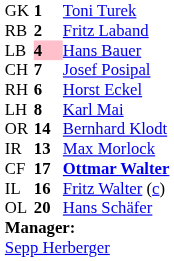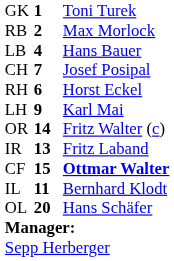(106, 30) Fritz Laband -> (109, 30) Max Morlock
(38, 50) pink background -> (38, 50) no background
(38, 109) 8 -> (38, 109) 9
(115, 129) Bernhard Klodt -> (114, 129) Fritz Walter (c)
(109, 148) Max Morlock -> (106, 148) Fritz Laband
(42, 168) 17 -> (42, 168) 15
(42, 188) 16 -> (42, 188) 11
(114, 188) Fritz Walter (c) -> (115, 188) Bernhard Klodt
